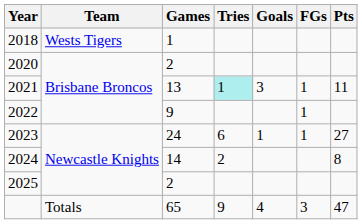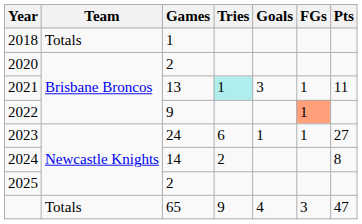(83, 40) Wests Tigers -> (63, 40) Totals
(304, 111) no background -> (304, 111) lightsalmon background
